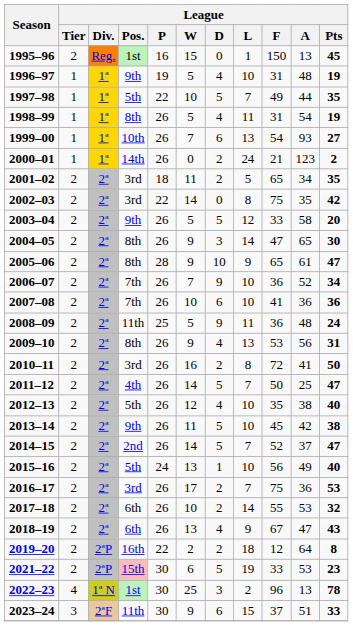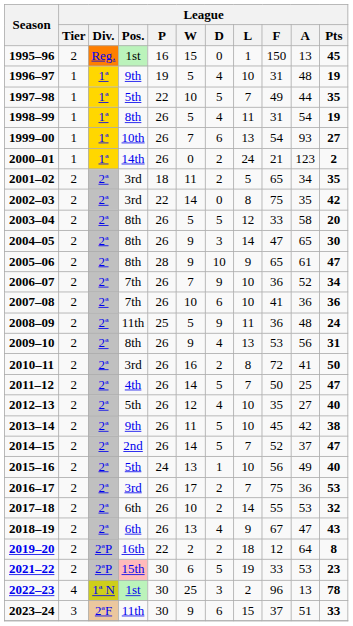(133, 220) 9th -> (133, 220) 8th
(305, 405) 38 -> (305, 405) 27
